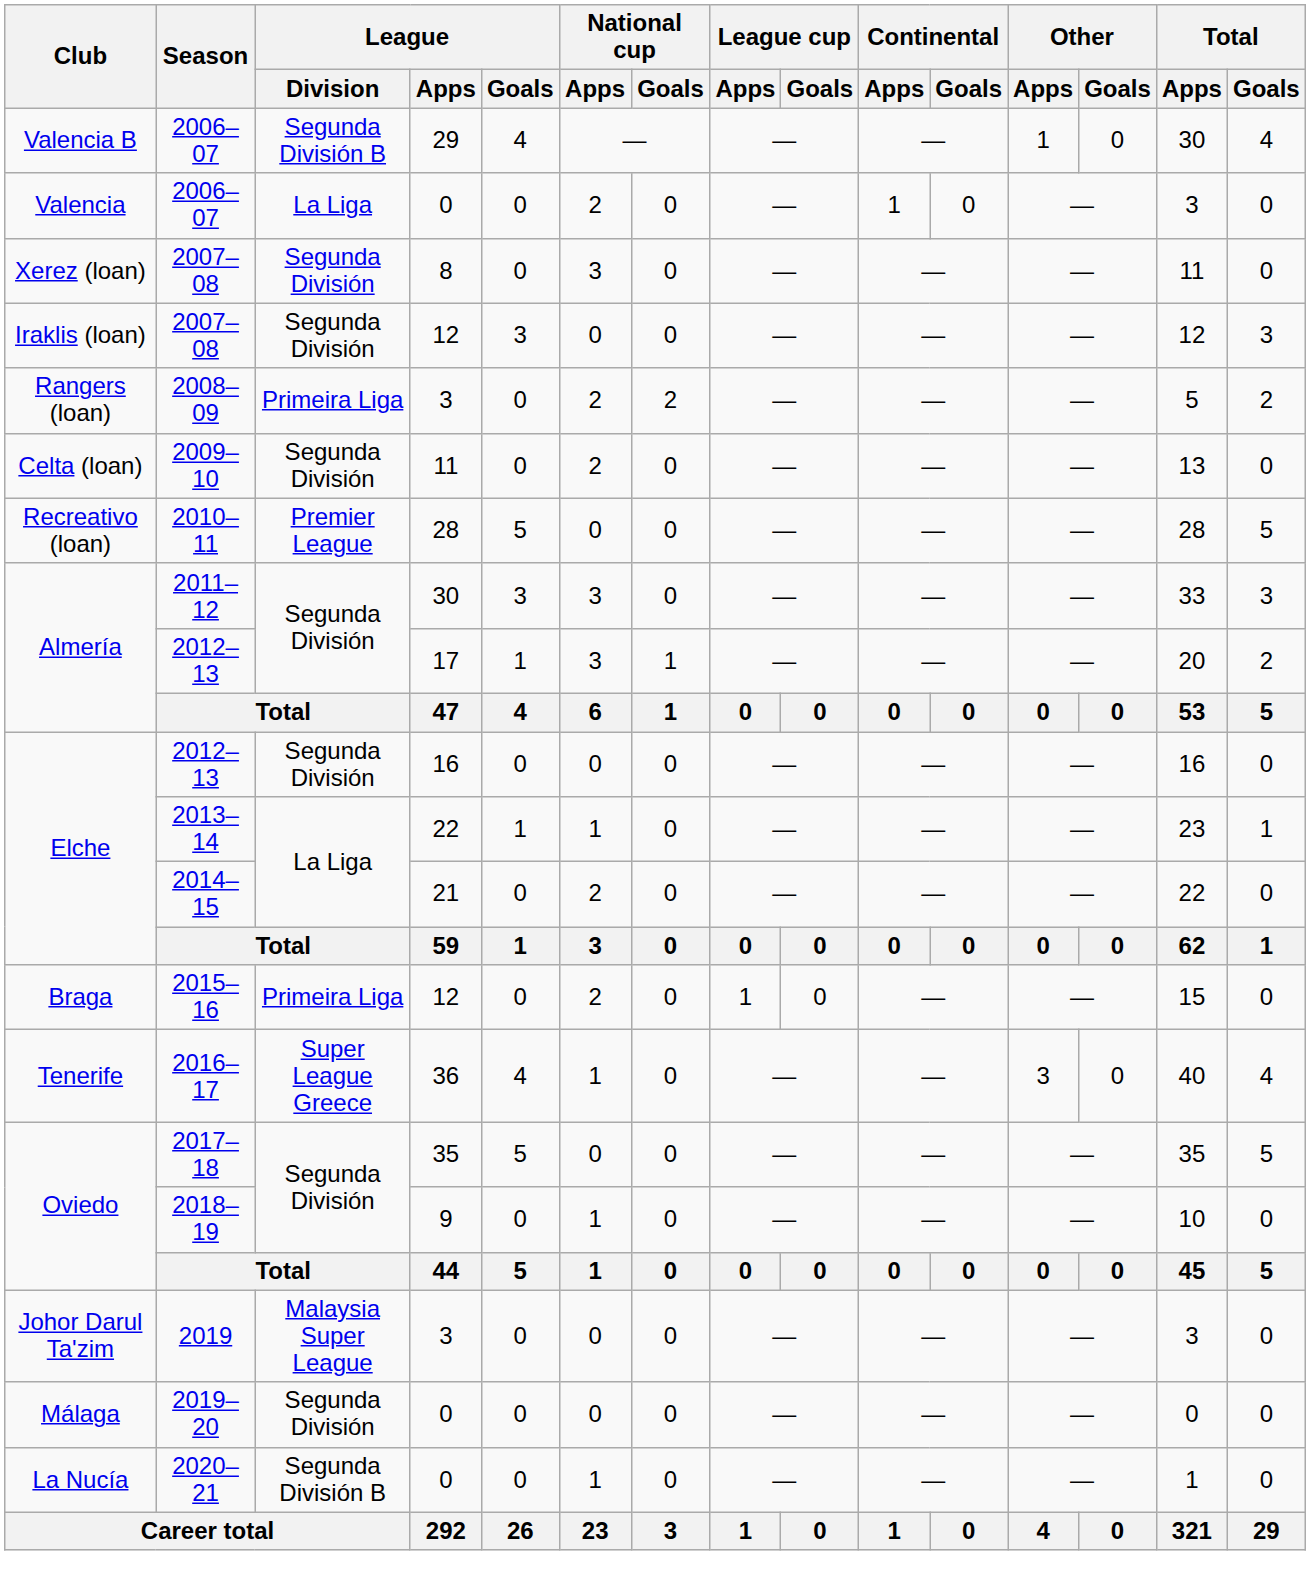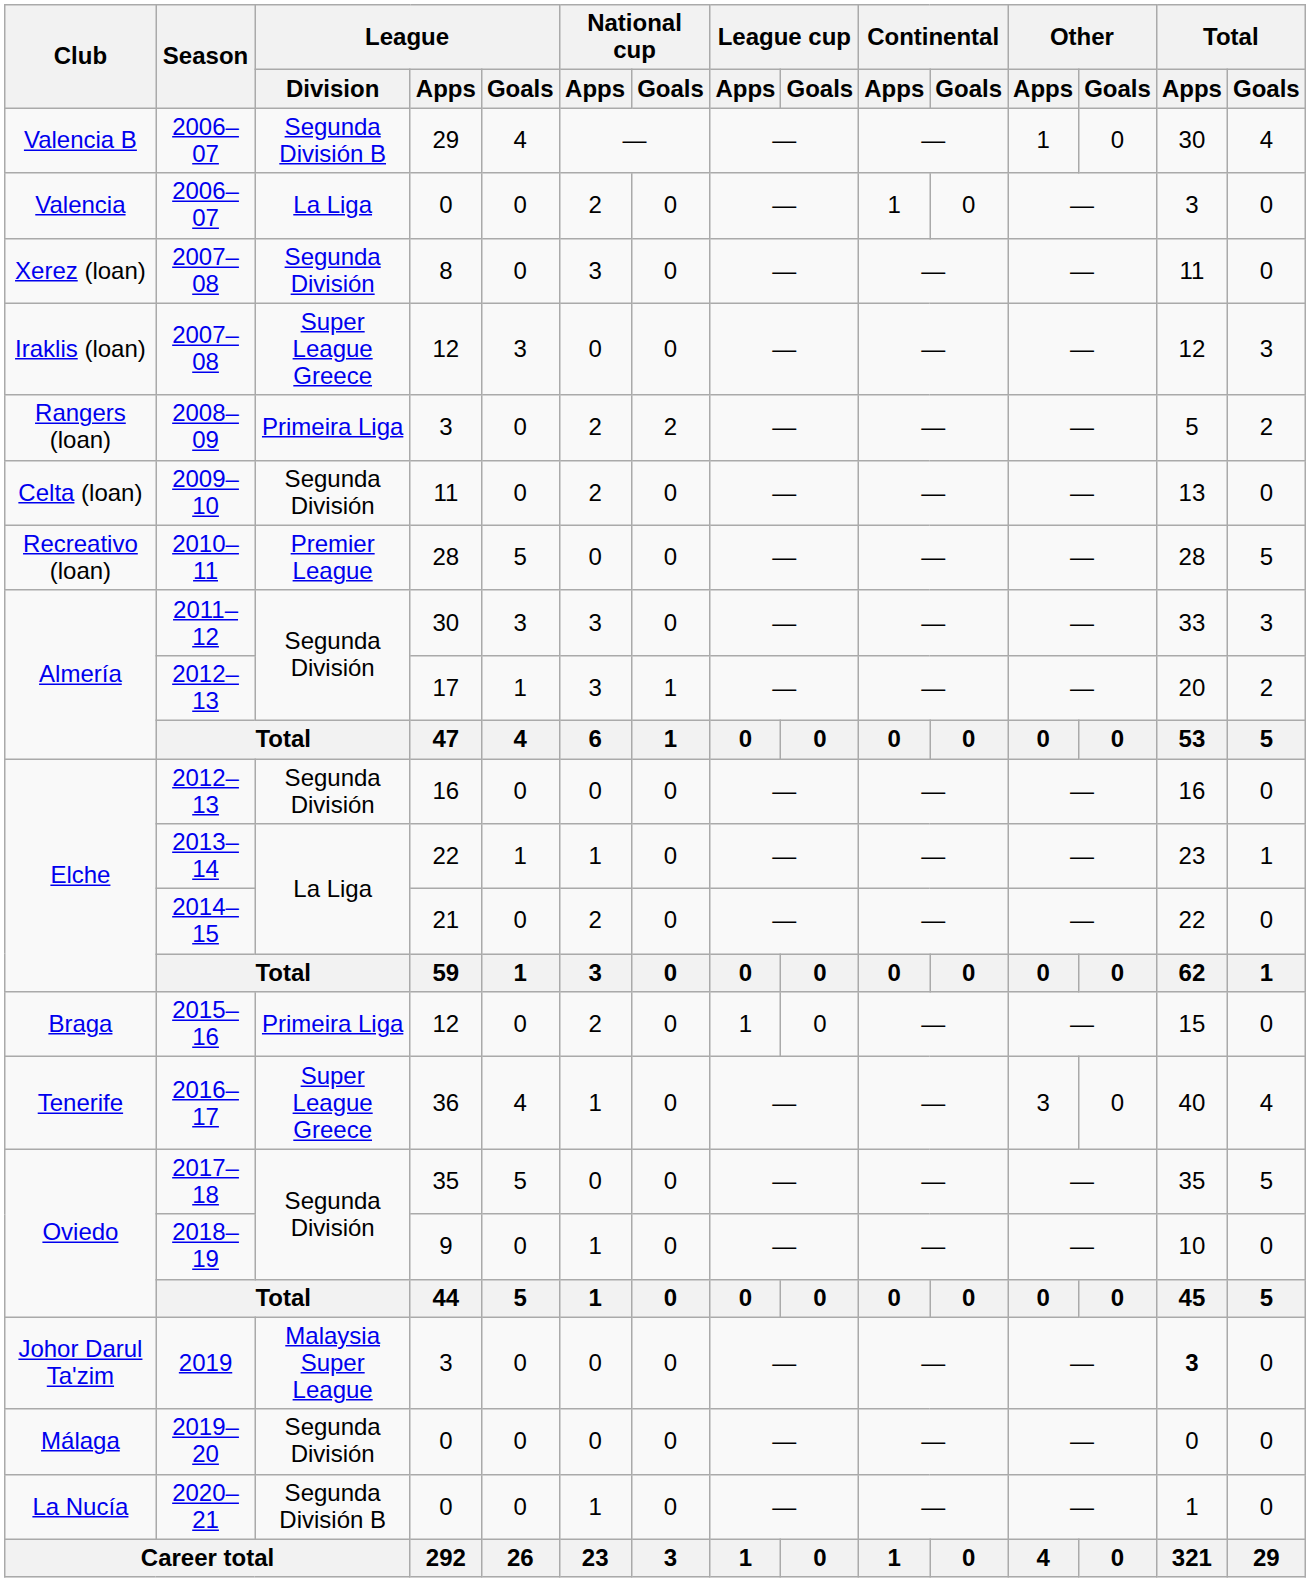(333, 335) Segunda División -> (333, 348) Super League Greece
(1192, 1335) normal -> (1192, 1362) bold
